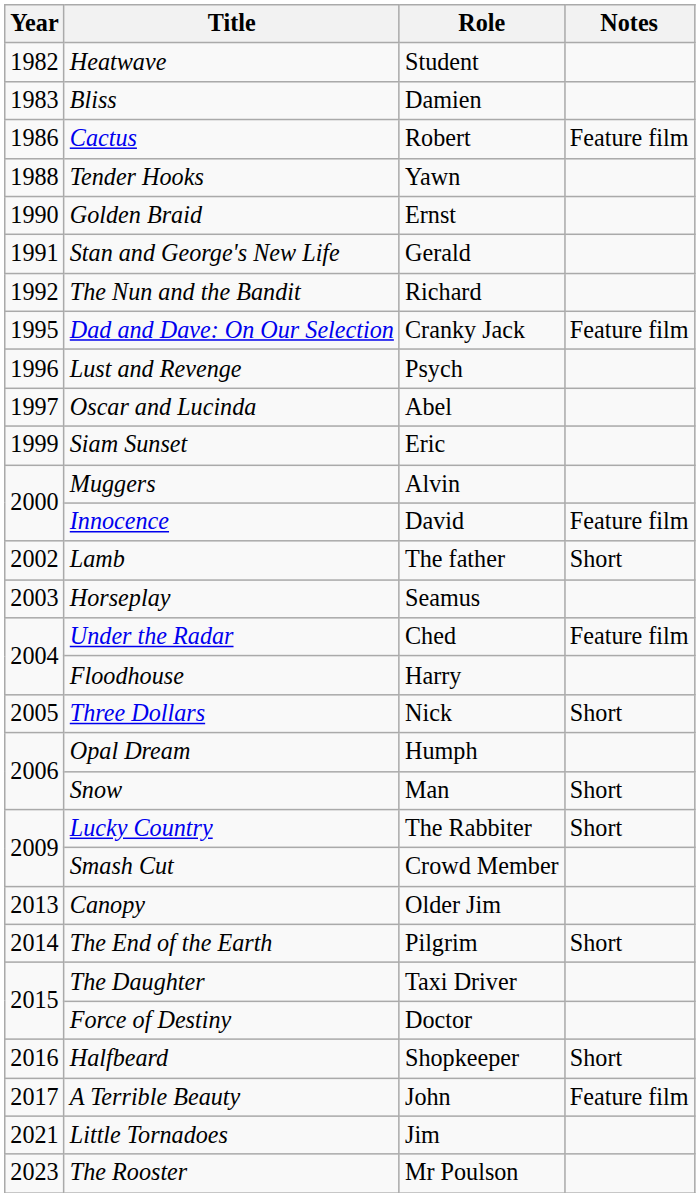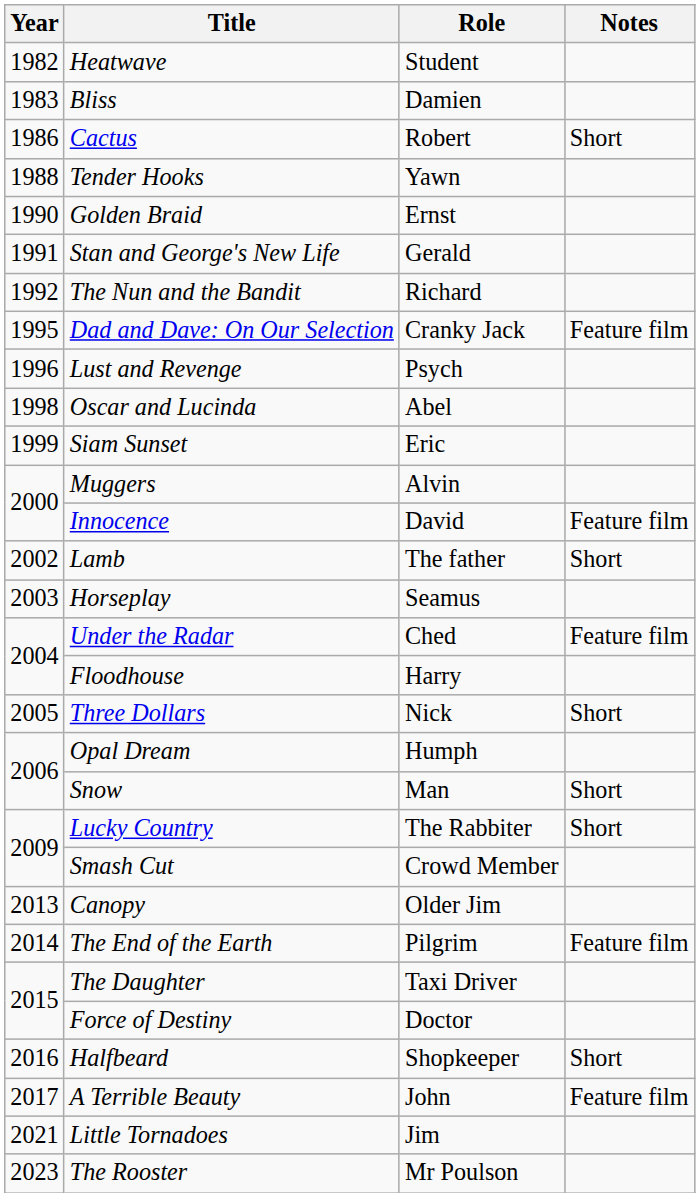(629, 138) Feature film -> (596, 138) Short
(34, 406) 1997 -> (34, 406) 1998
(596, 943) Short -> (629, 943) Feature film
